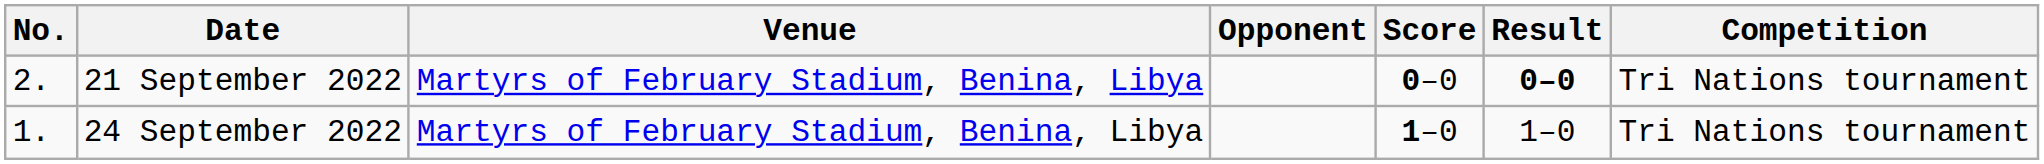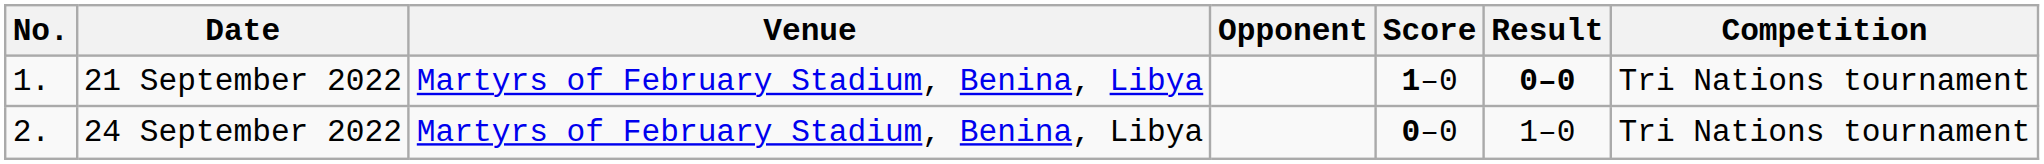(31, 81) 2. -> (31, 81) 1.
(1430, 81) 0–0 -> (1430, 81) 1–0
(31, 132) 1. -> (31, 132) 2.
(1430, 132) 1–0 -> (1430, 132) 0–0
